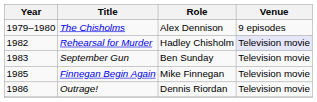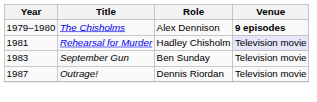(262, 27) normal -> (260, 27) bold
(17, 43) 1982 -> (17, 43) 1981
- row: (108, 74)
(17, 89) 1986 -> (17, 74) 1987
